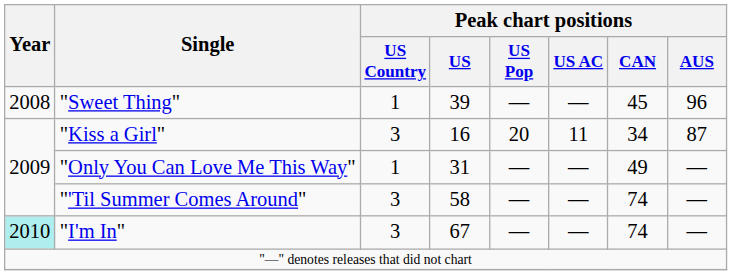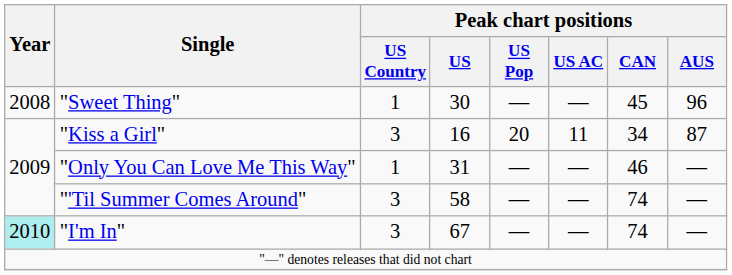(460, 102) 39 -> (460, 102) 30
(638, 167) 49 -> (638, 167) 46
